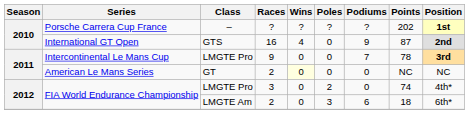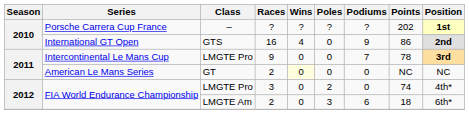(406, 42) 87 -> (406, 42) 86
